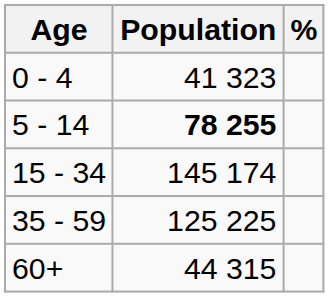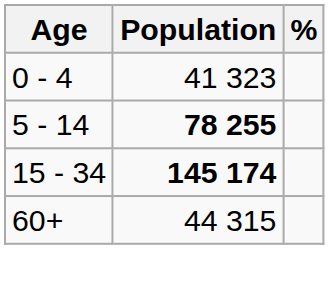(222, 173) normal -> (222, 173) bold
- row: (59, 221)
